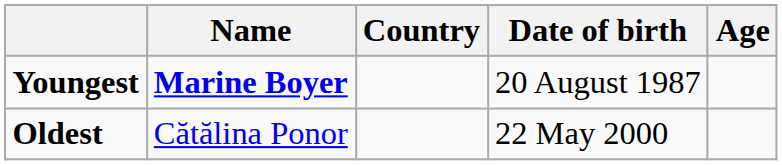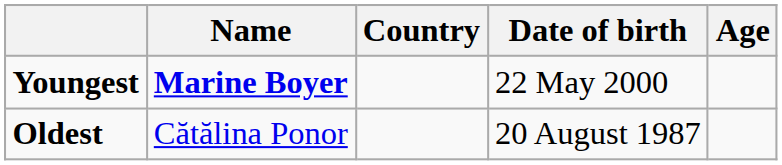(598, 81) 20 August 1987 -> (582, 81) 22 May 2000
(582, 133) 22 May 2000 -> (598, 133) 20 August 1987
